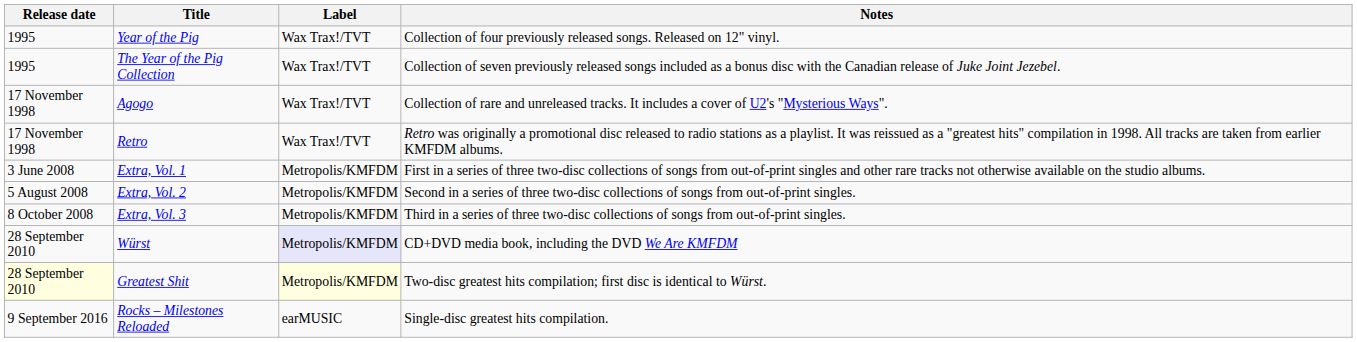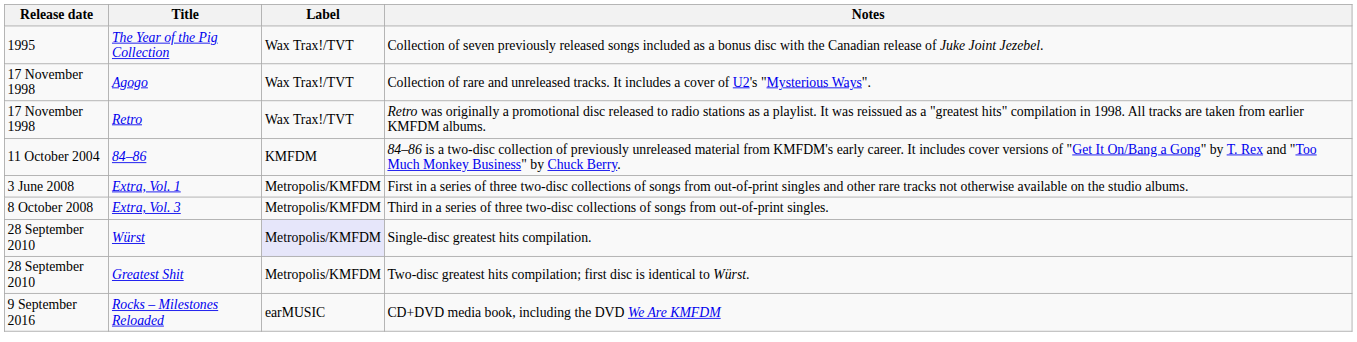- row: (158, 37)
+ row: (129, 156)
- row: (152, 192)
(571, 244) CD+DVD media book, including the DVD We Are KMFDM -> (489, 237) Single-disc greatest hits compilation.
(46, 281) lightyellow background -> (46, 275) no background
(340, 281) lightyellow background -> (323, 275) no background
(506, 318) Single-disc greatest hits compilation. -> (554, 312) CD+DVD media book, including the DVD We Are KMFDM
